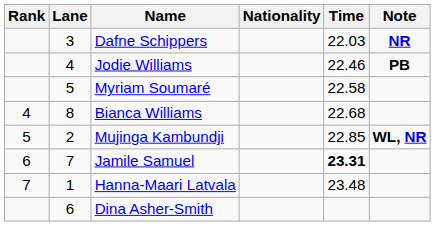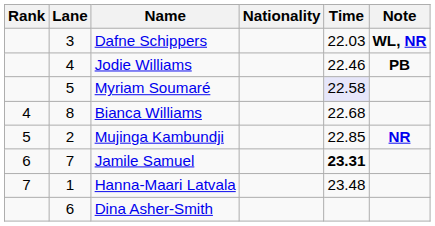(400, 40) NR -> (400, 40) WL, NR
(346, 88) no background -> (346, 88) lavender background
(400, 137) WL, NR -> (400, 137) NR
